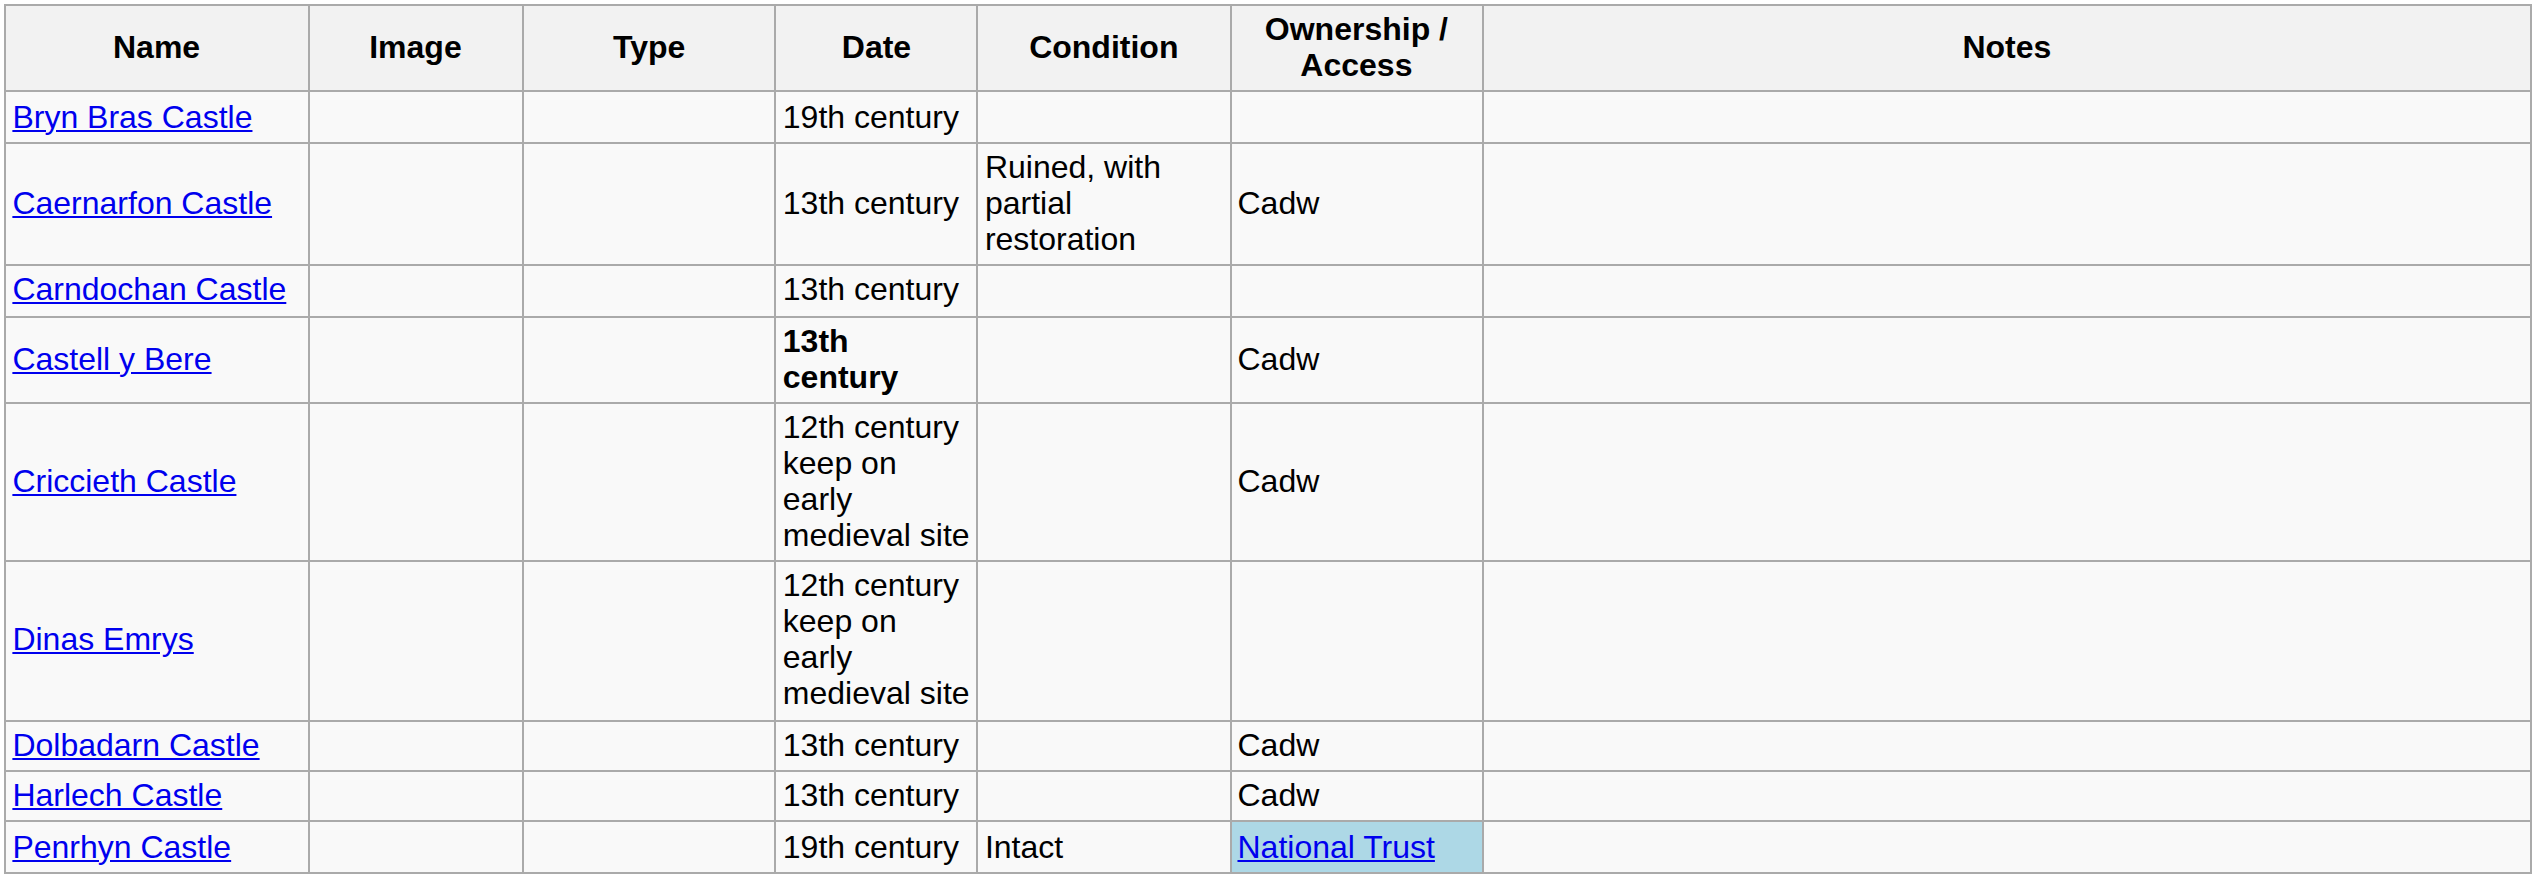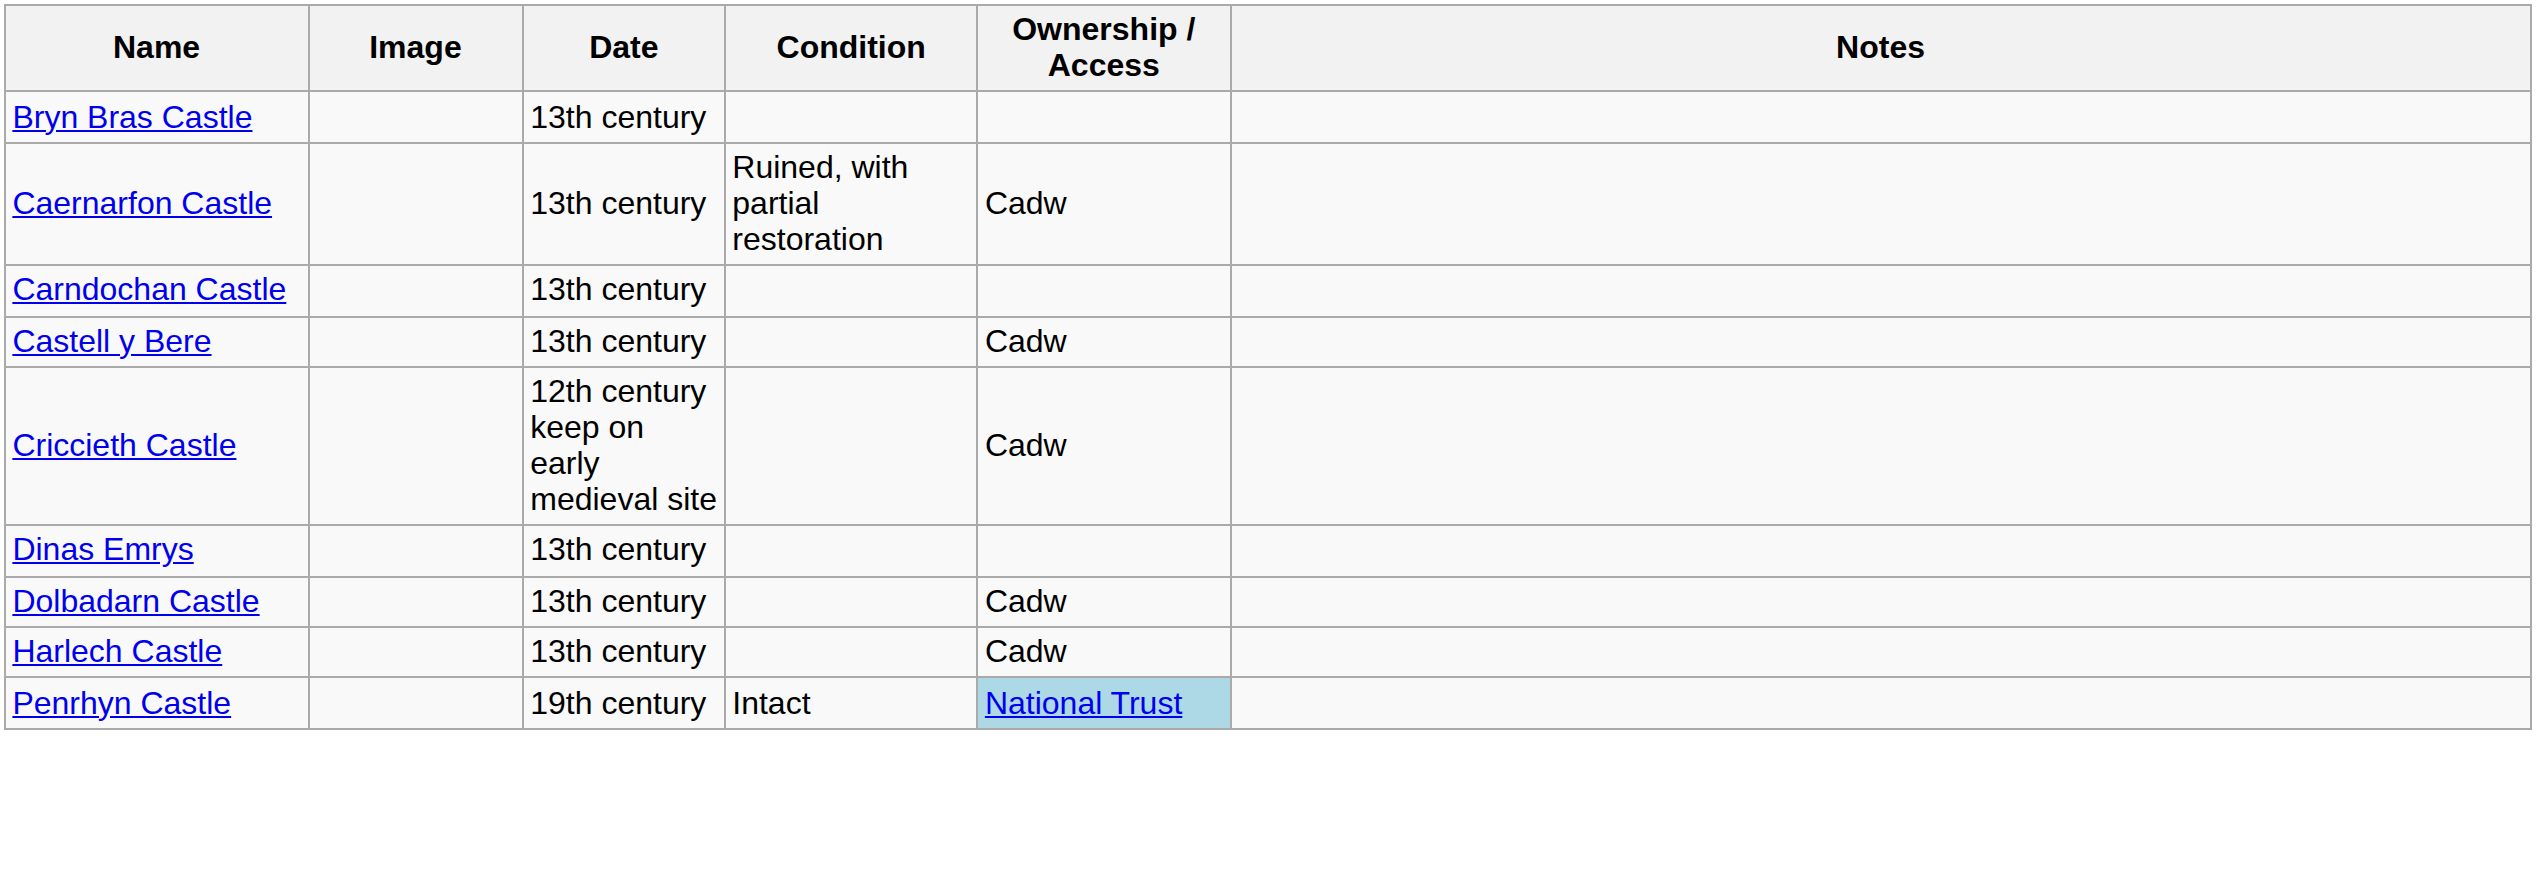- column: (649, 47)
(871, 116) 19th century -> (618, 116) 13th century
(841, 358) bold -> (618, 340) normal
(876, 640) 12th century keep on early medieval site -> (618, 550) 13th century
